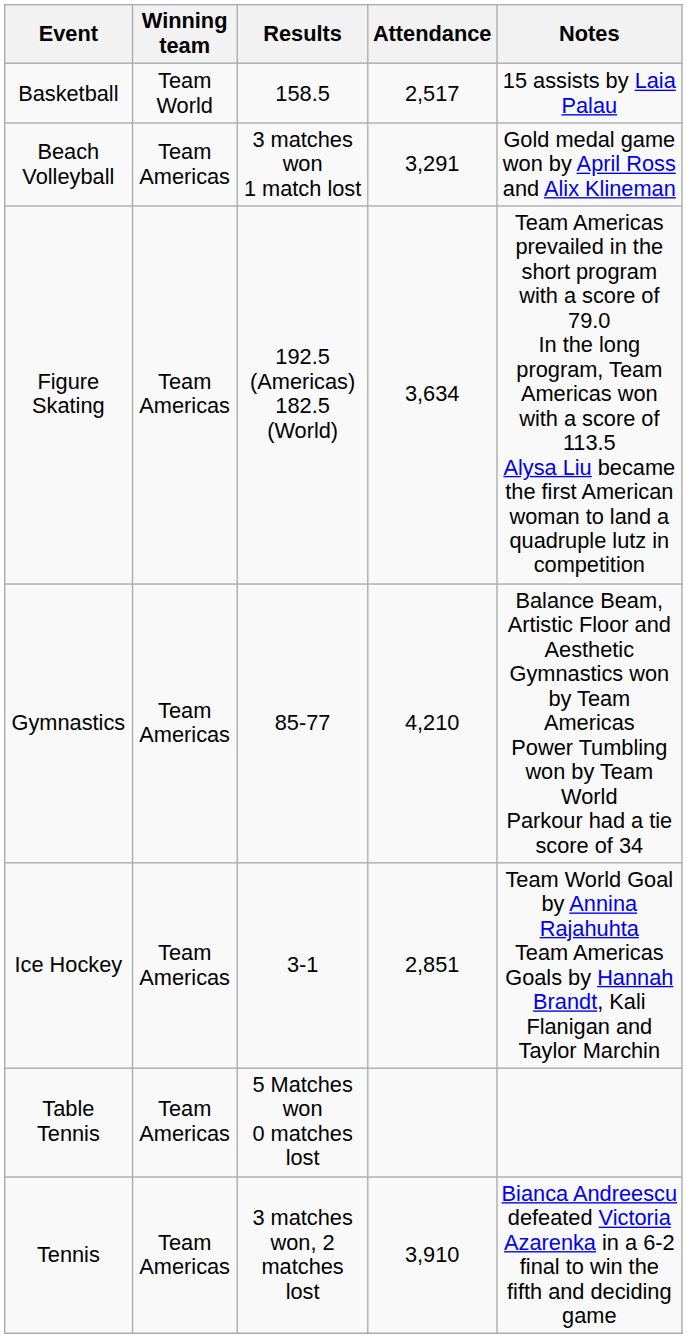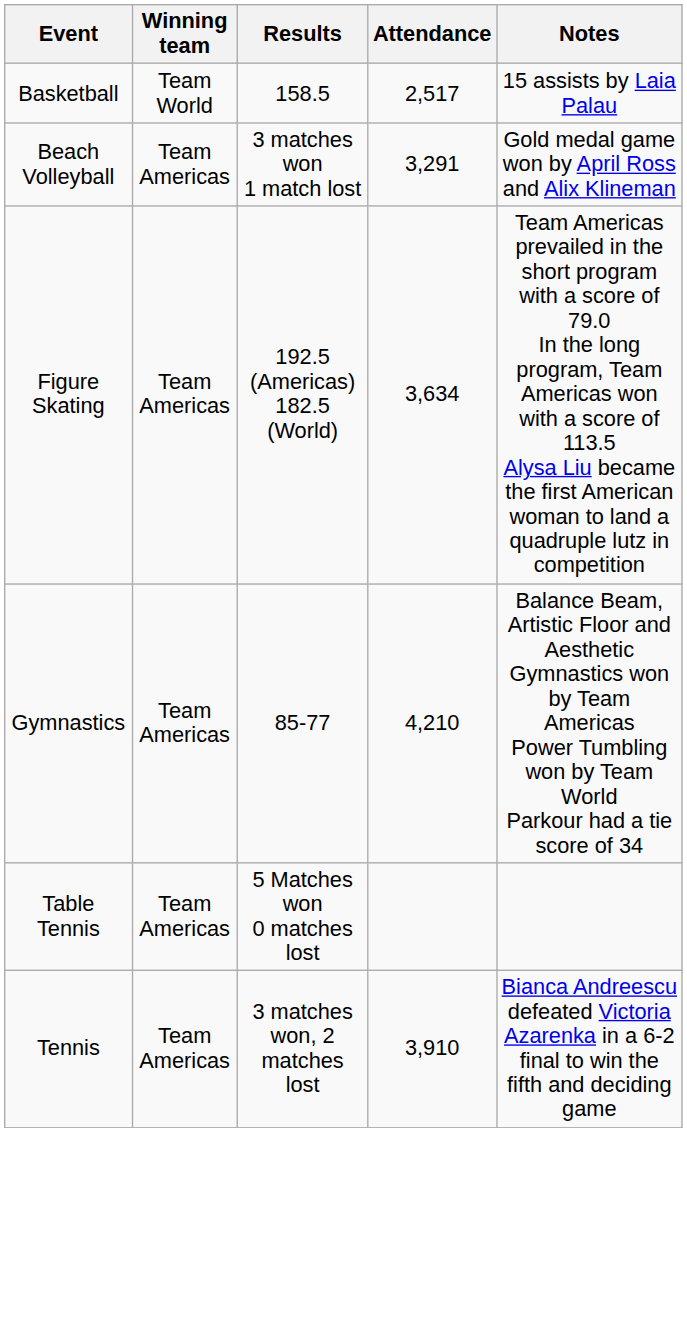- row: (68, 965)
